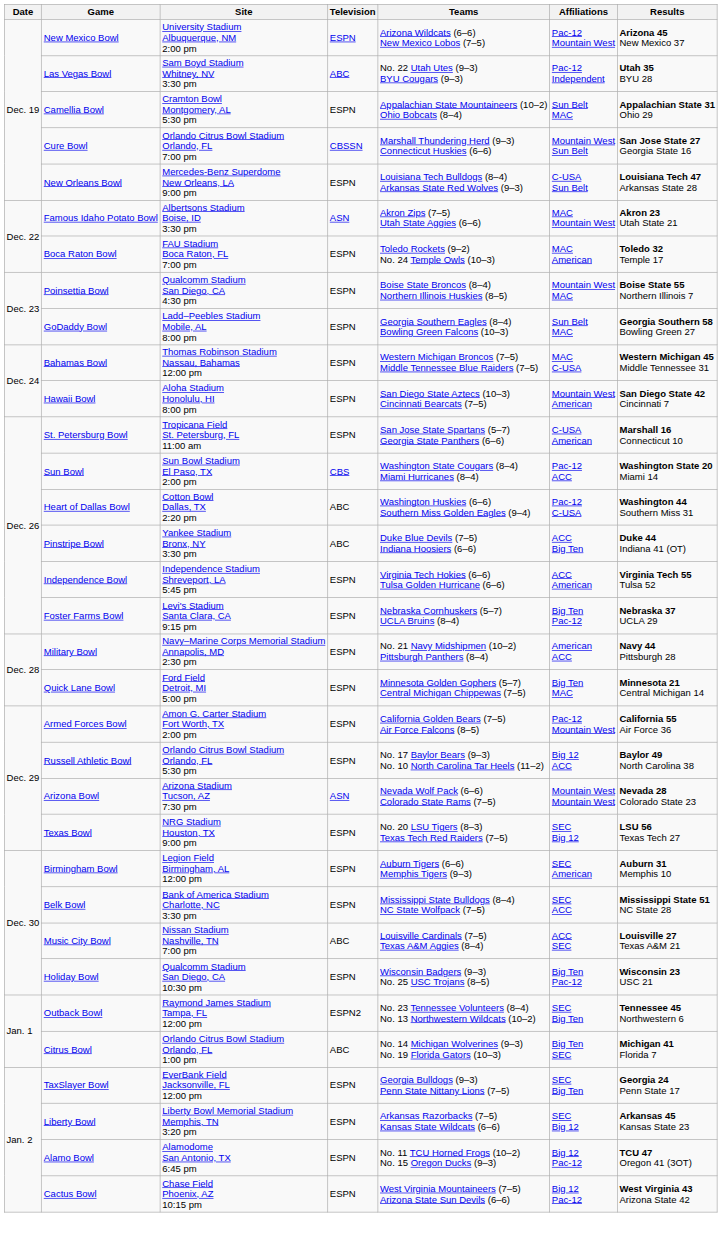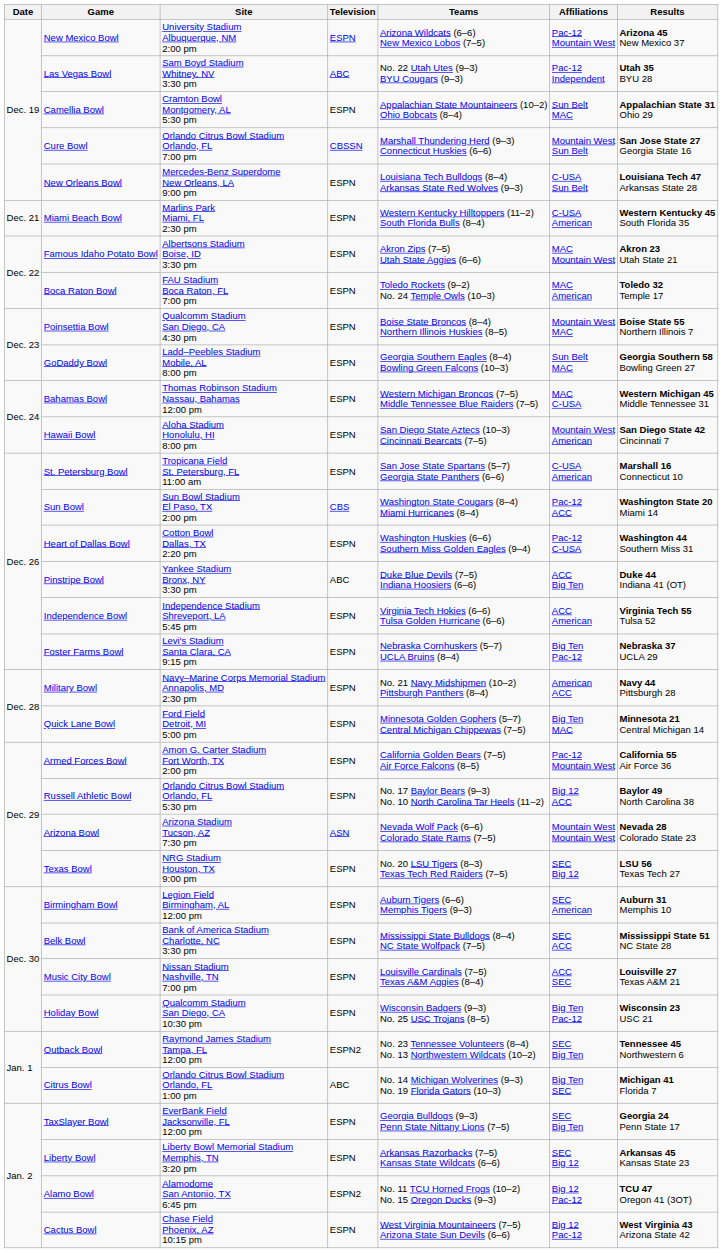+ row: (83, 218)
(340, 218) ASN -> (343, 255) ESPN
(340, 508) ABC -> (343, 544) ESPN
(340, 941) ABC -> (343, 977) ESPN
(343, 1158) ESPN -> (345, 1194) ESPN2
